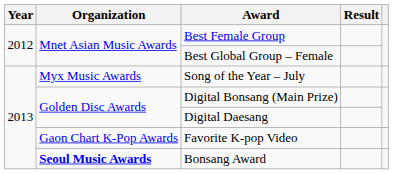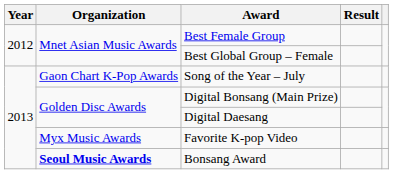(90, 76) Myx Music Awards -> (109, 76) Gaon Chart K-Pop Awards
(109, 138) Gaon Chart K-Pop Awards -> (90, 138) Myx Music Awards
